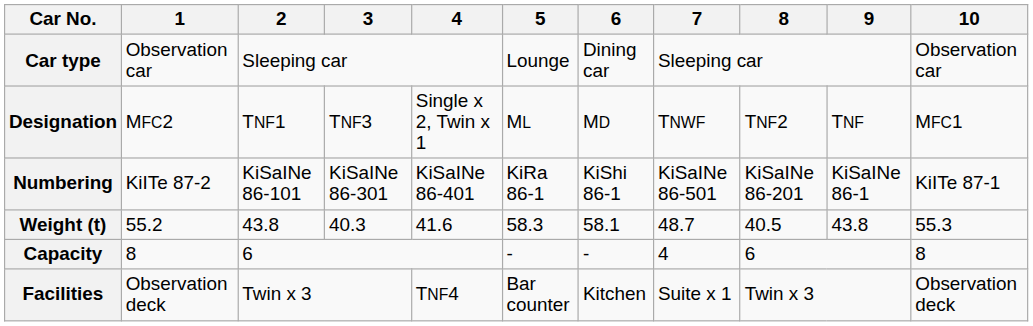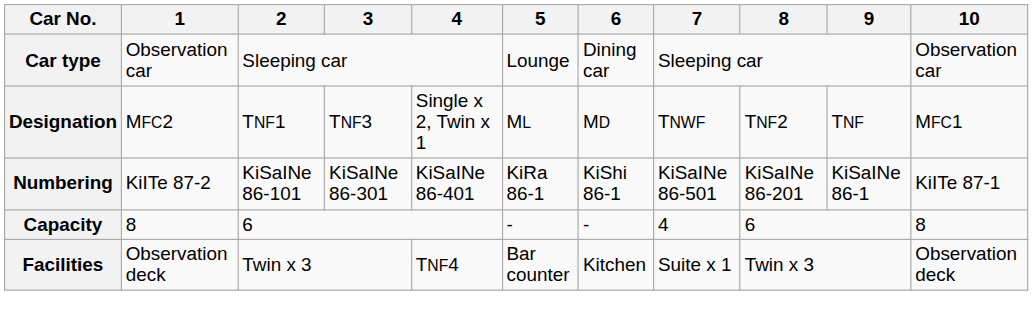- row: (63, 224)
